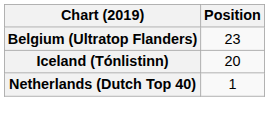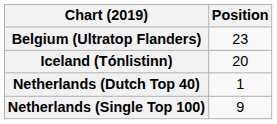+ row: (106, 107)
